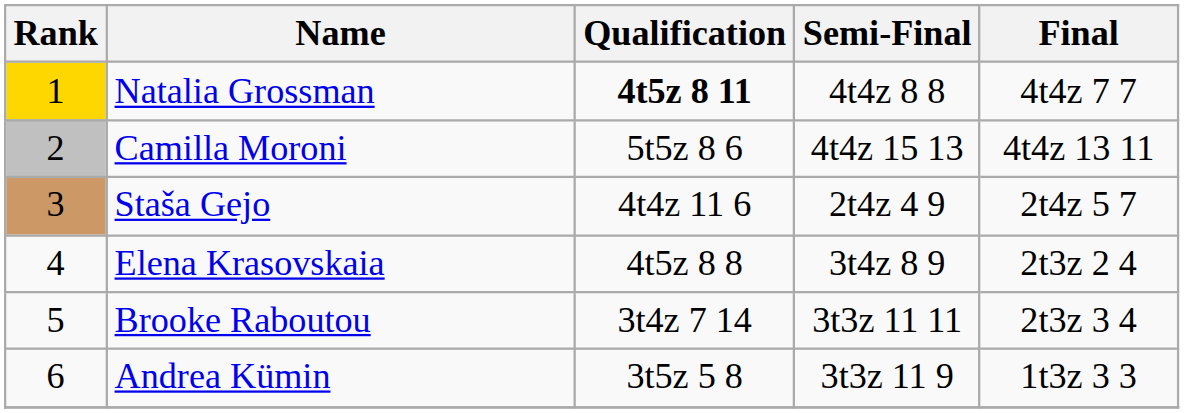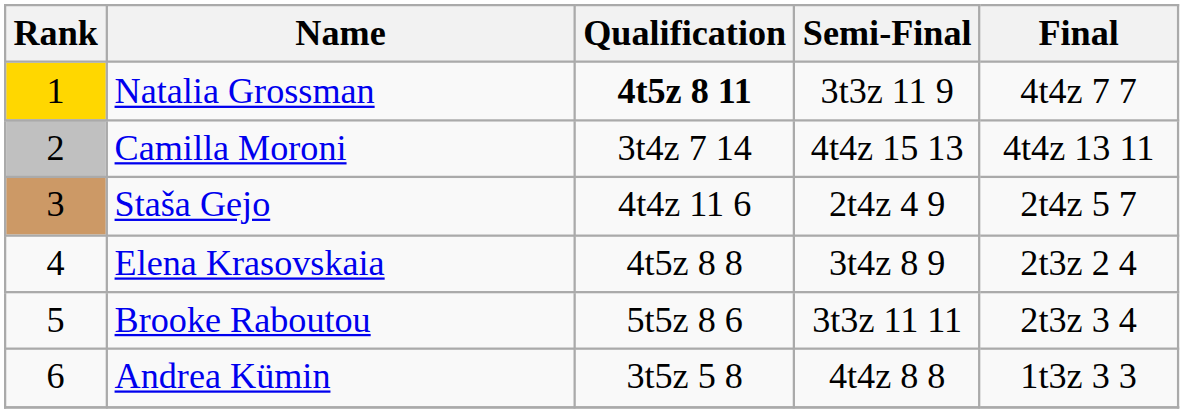(887, 90) 4t4z 8 8 -> (887, 90) 3t3z 11 9
(685, 147) 5t5z 8 6 -> (685, 147) 3t4z 7 14
(685, 319) 3t4z 7 14 -> (685, 319) 5t5z 8 6
(887, 377) 3t3z 11 9 -> (887, 377) 4t4z 8 8
